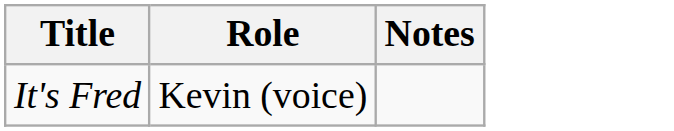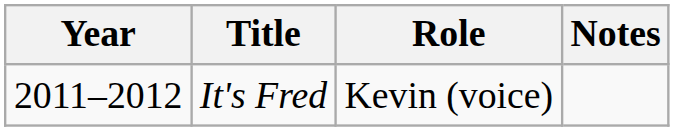+ column: (98, 34)
